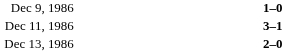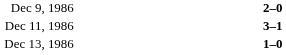(273, 8) 1–0 -> (273, 8) 2–0
(273, 44) 2–0 -> (273, 44) 1–0
